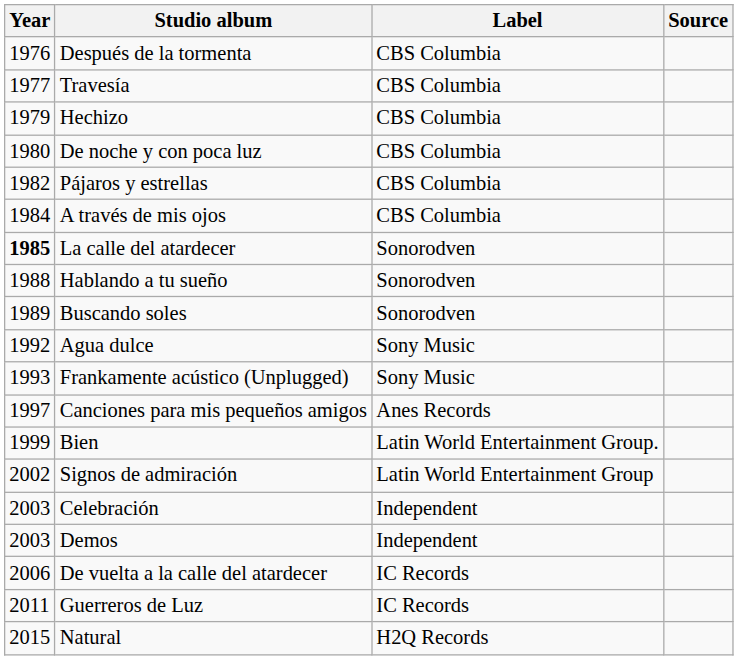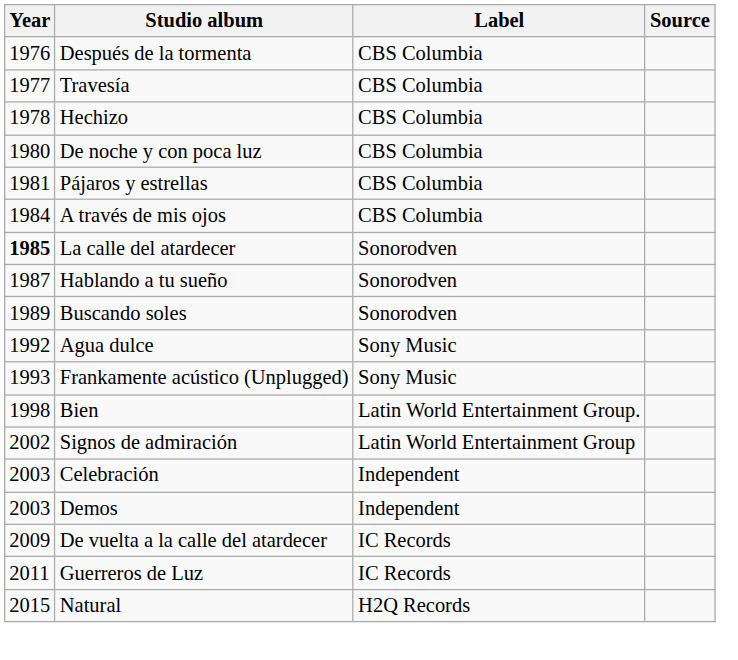(30, 118) 1979 -> (30, 118) 1978
(30, 183) 1982 -> (30, 183) 1981
(30, 280) 1988 -> (30, 280) 1987
- row: (213, 410)
(30, 442) 1999 -> (30, 410) 1998
(30, 572) 2006 -> (30, 540) 2009
